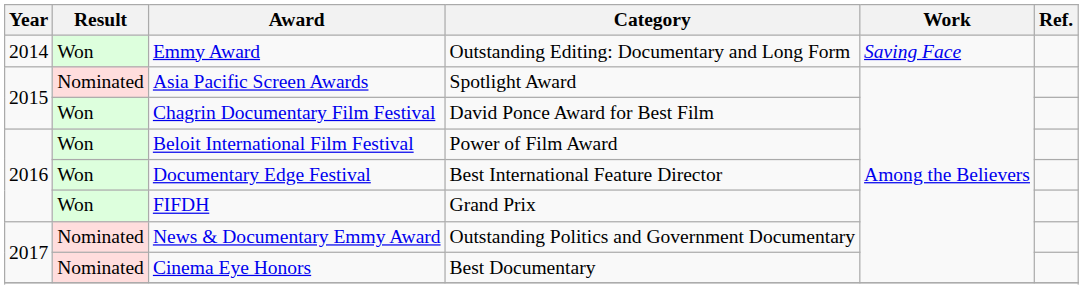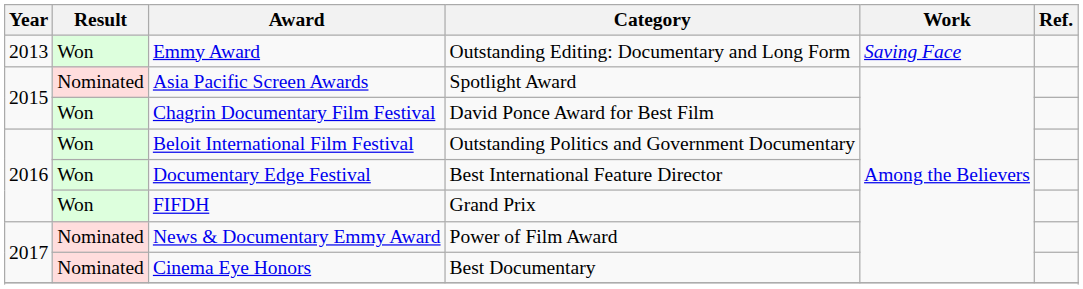(29, 50) 2014 -> (29, 50) 2013
(534, 143) Power of Film Award -> (652, 143) Outstanding Politics and Government Documentary
(652, 236) Outstanding Politics and Government Documentary -> (534, 236) Power of Film Award
